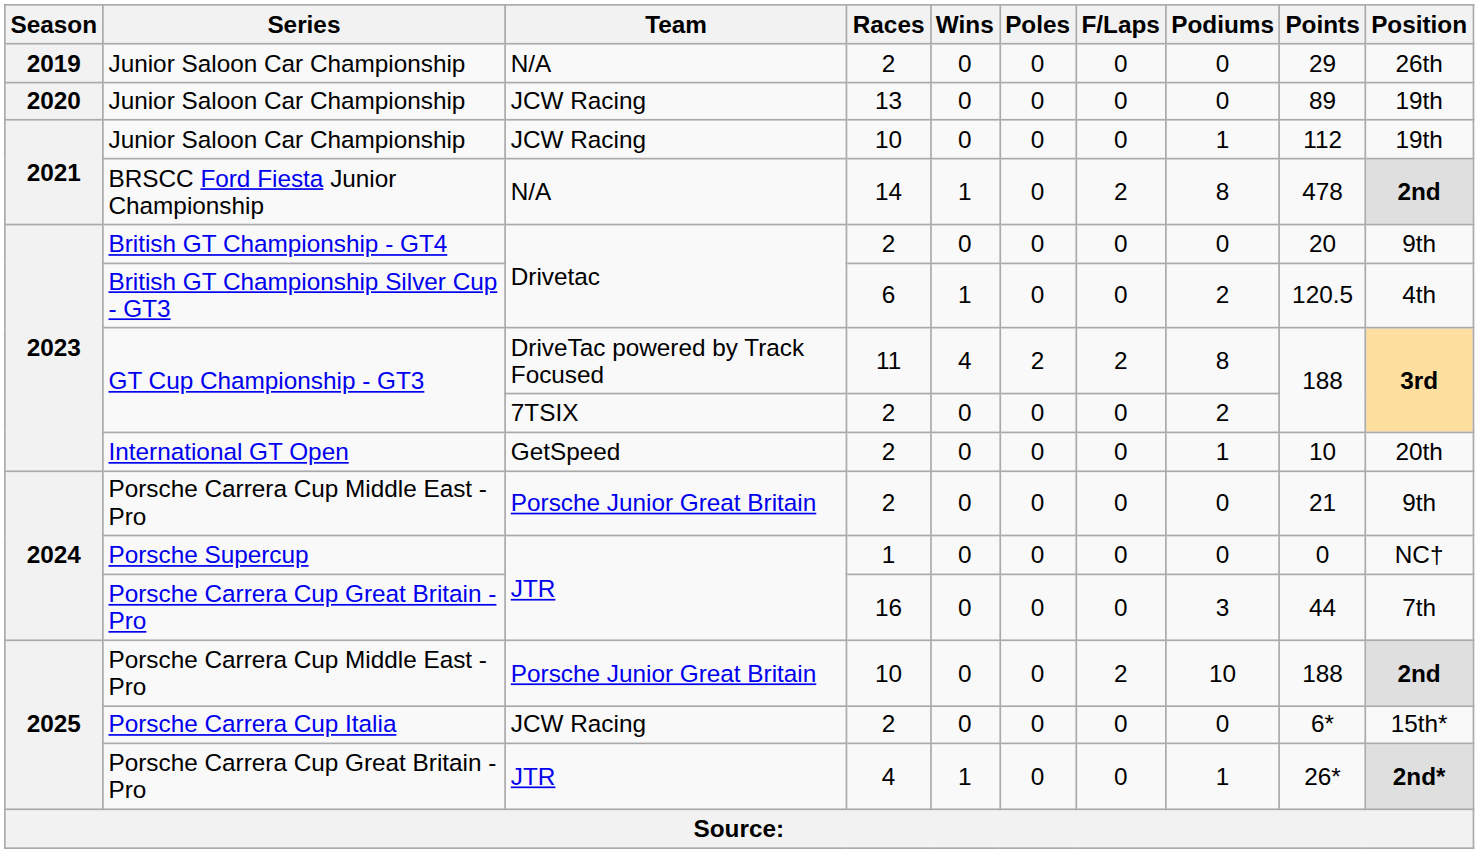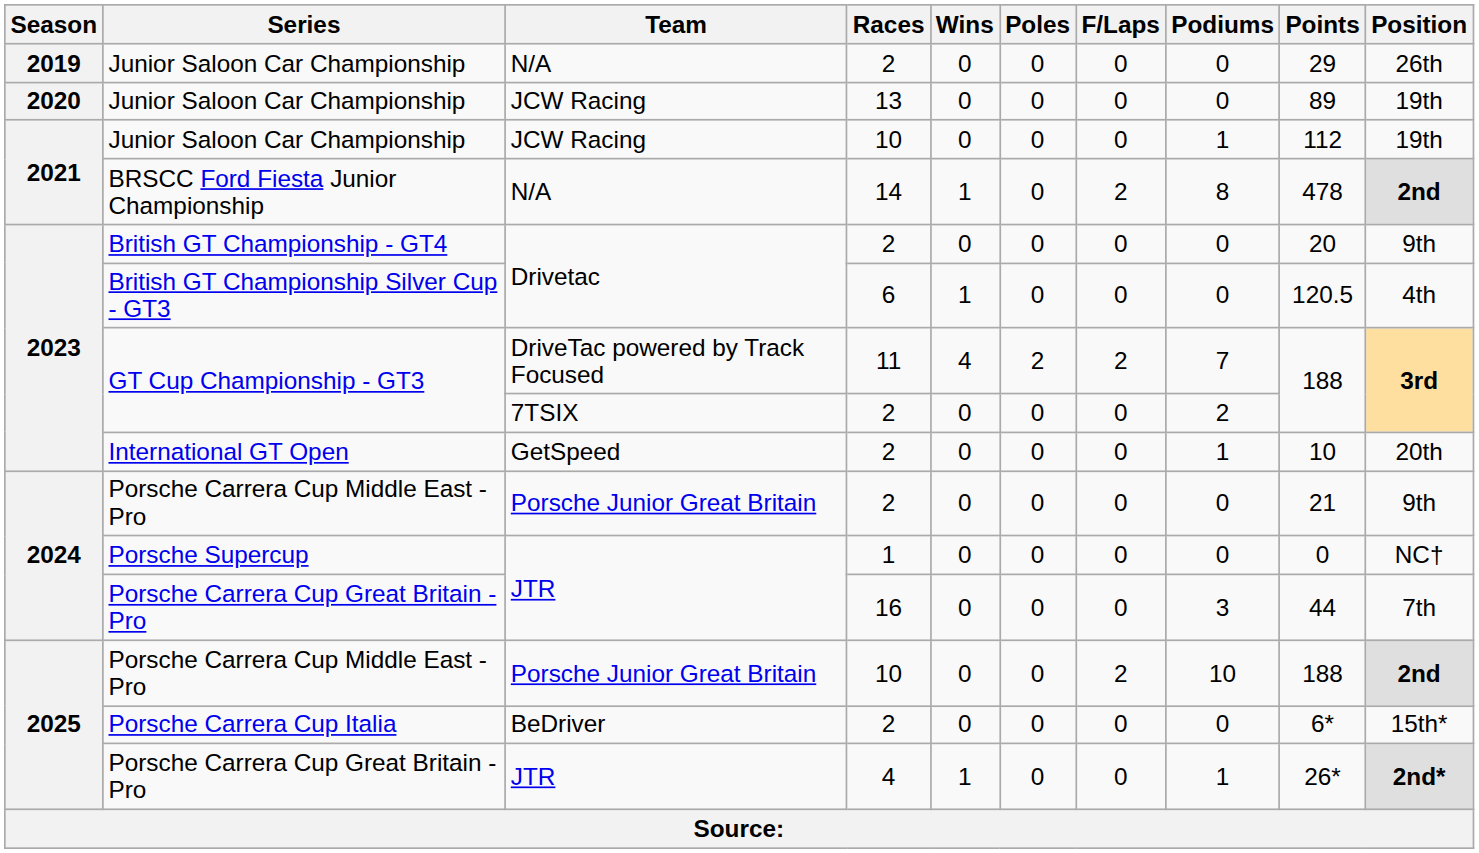(1223, 296) 2 -> (1223, 296) 0
(1223, 361) 8 -> (1223, 361) 7
(578, 725) JCW Racing -> (558, 725) BeDriver
